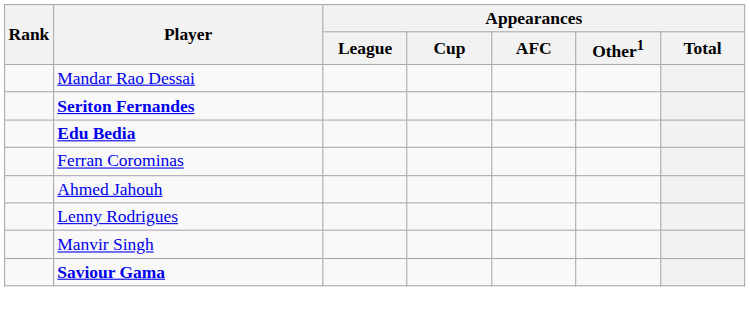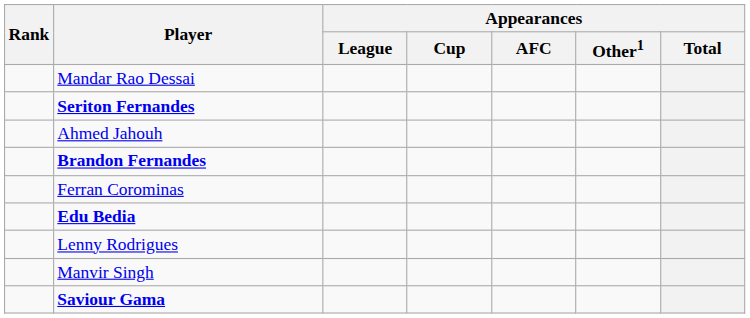rows swapped: (96, 133) <-> (110, 188)
+ row: (132, 161)
